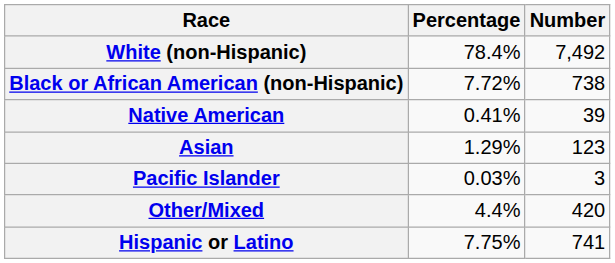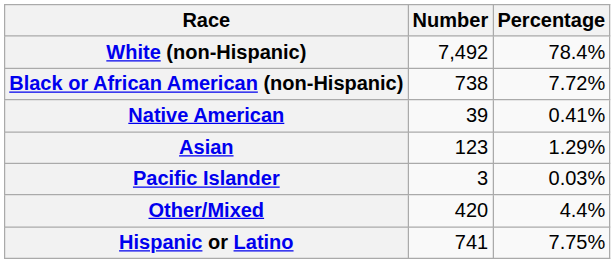columns swapped: (567, 20) <-> (467, 20)
